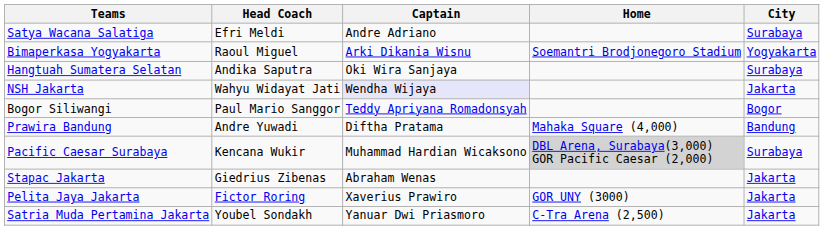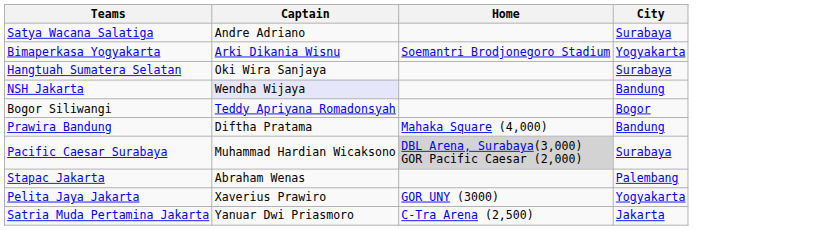- column: (277, 14)
(771, 89) Jakarta -> (640, 89) Bandung
(771, 178) Jakarta -> (647, 178) Palembang
(771, 197) Jakarta -> (651, 197) Yogyakarta
